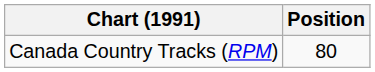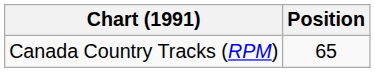(326, 51) 80 -> (326, 51) 65
